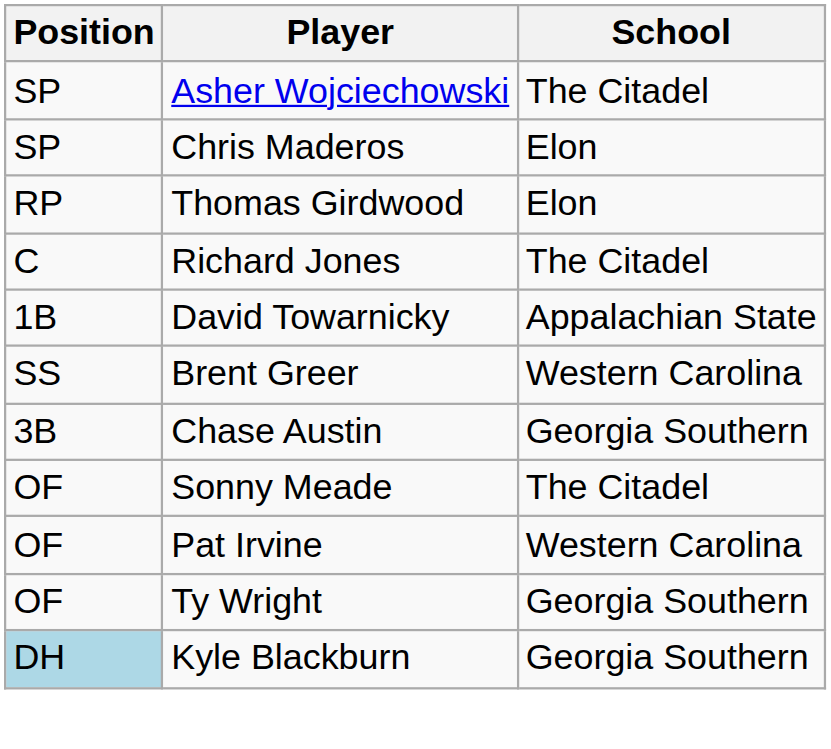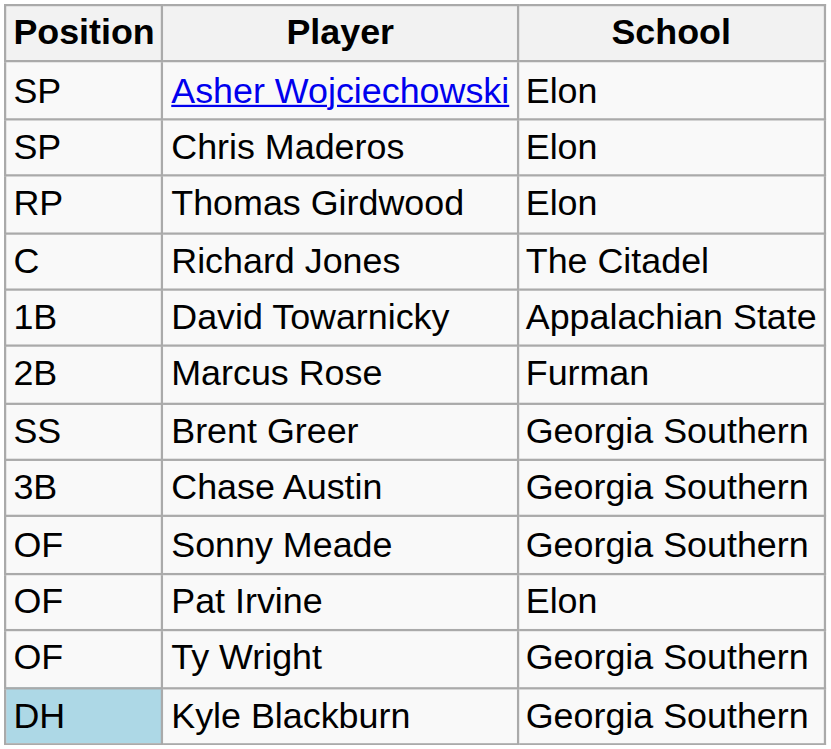(617, 89) The Citadel -> (562, 89) Elon
+ row: (277, 373)
(664, 373) Western Carolina -> (667, 430) Georgia Southern
(617, 487) The Citadel -> (667, 544) Georgia Southern
(664, 544) Western Carolina -> (562, 601) Elon
